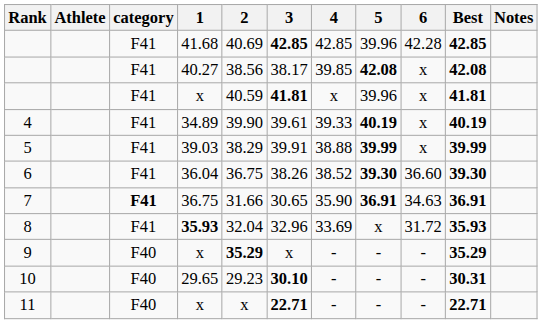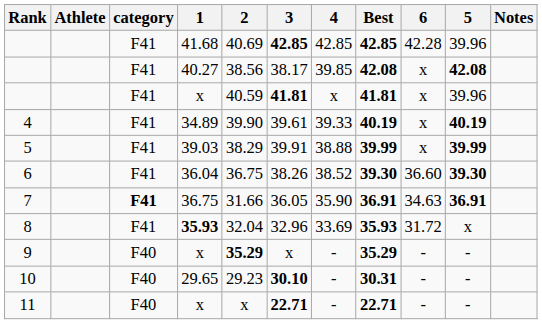columns swapped: (378, 17) <-> (468, 17)
(289, 200) 30.65 -> (289, 200) 36.05
